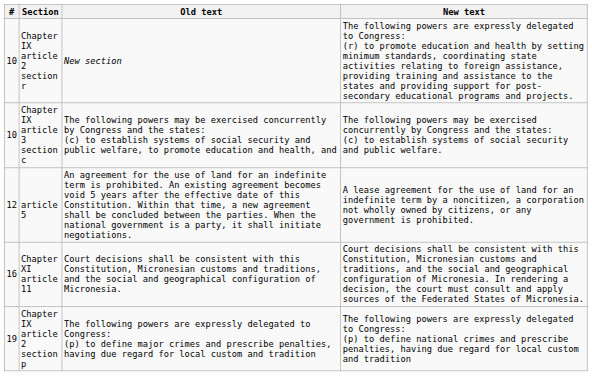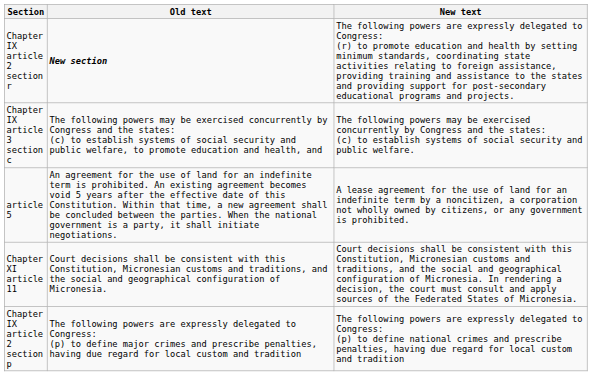- column: (12, 11)
(93, 61) normal -> (78, 61) bold
